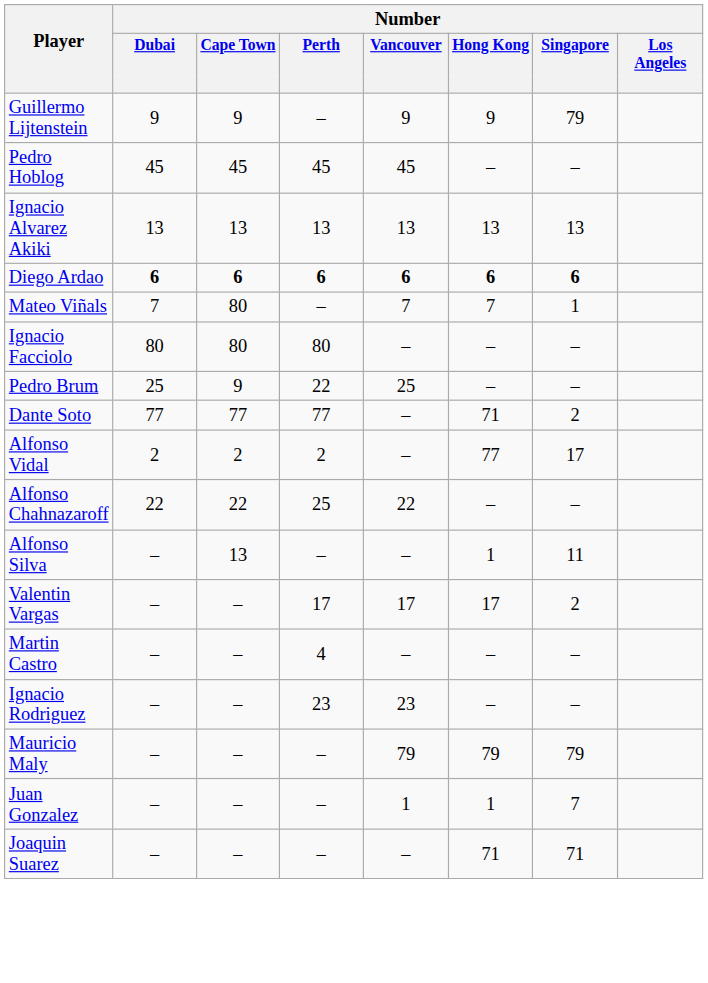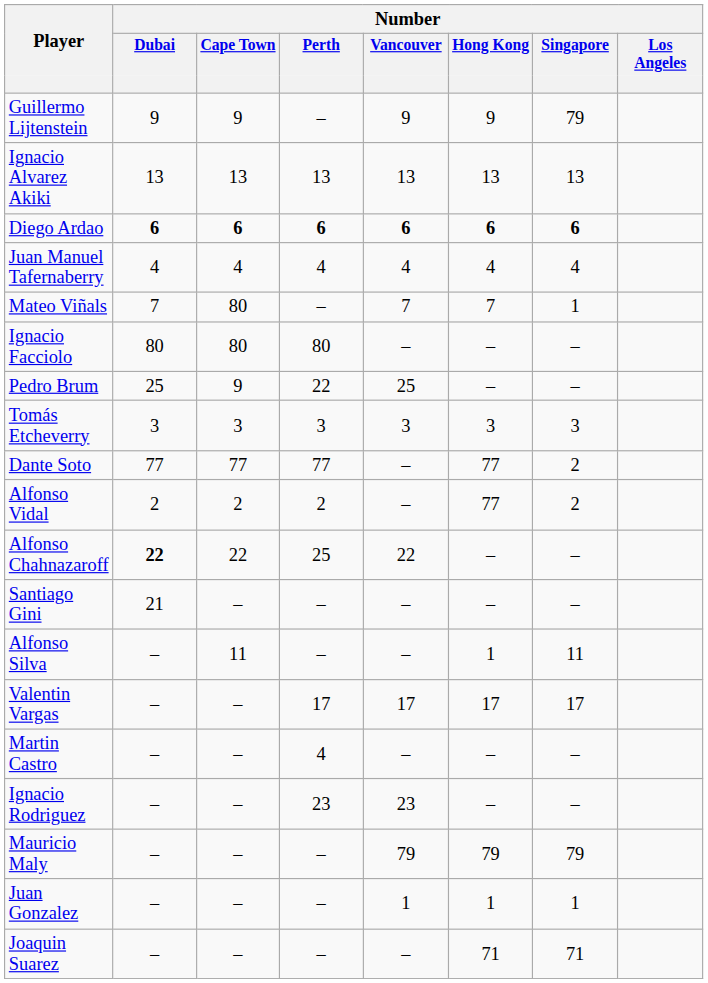- row: (36, 167)
+ row: (56, 267)
+ row: (49, 425)
(491, 415) 71 -> (491, 465) 77
(575, 454) 17 -> (575, 504) 2
(155, 504) normal -> (155, 554) bold
+ row: (41, 604)
(238, 554) 13 -> (238, 654) 11
(575, 604) 2 -> (575, 704) 17
(575, 803) 7 -> (575, 903) 1
